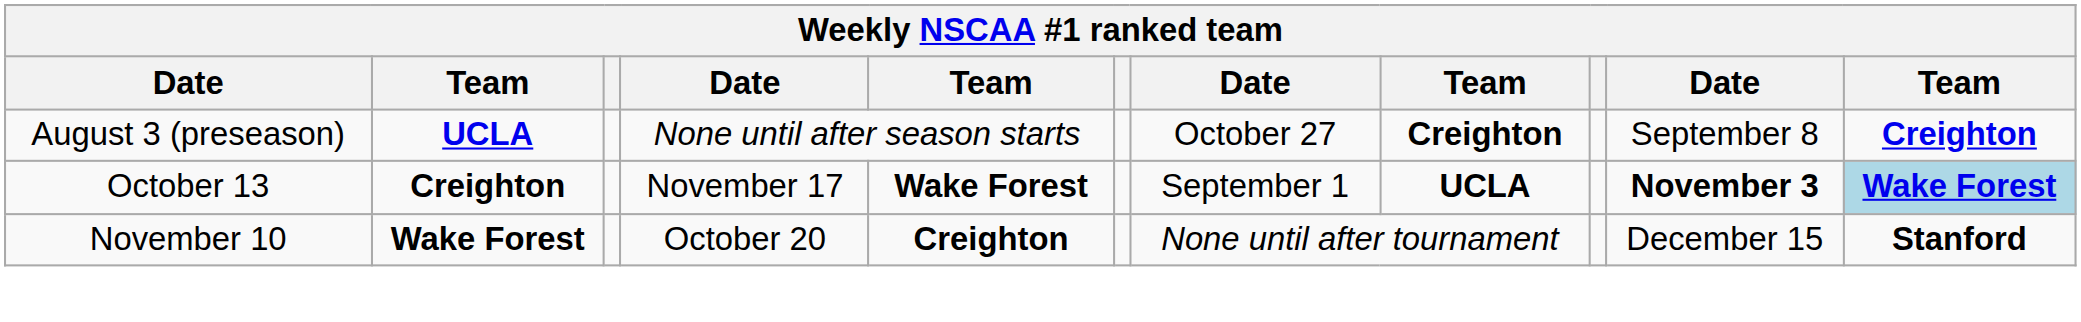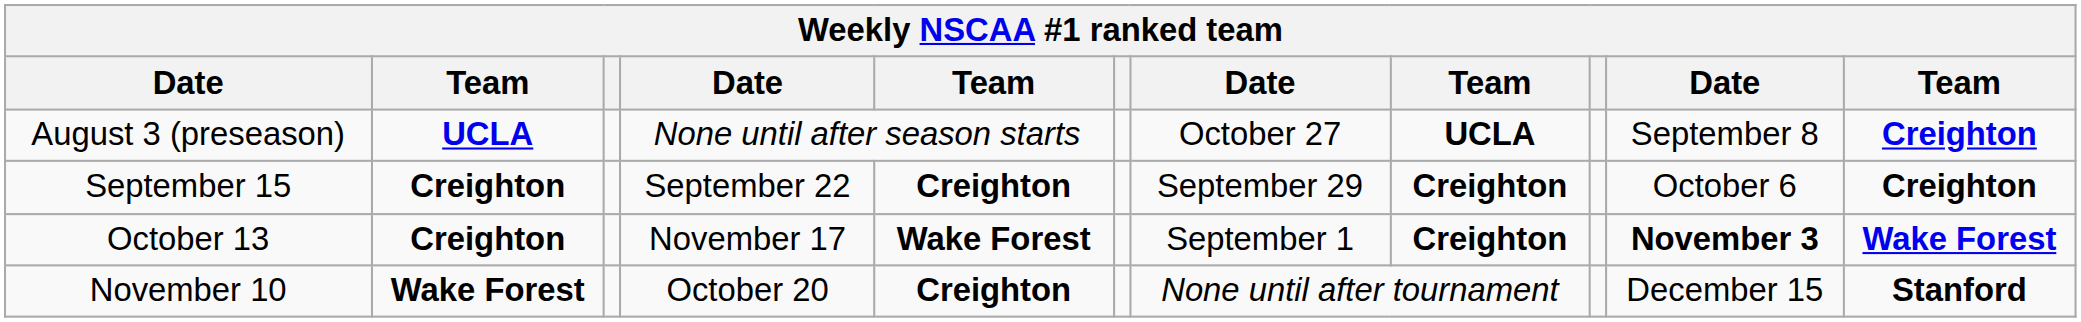(1485, 134) Creighton -> (1490, 134) UCLA
+ row: (188, 186)
(1485, 186) UCLA -> (1490, 238) Creighton
(1959, 186) lightblue background -> (1959, 238) no background
